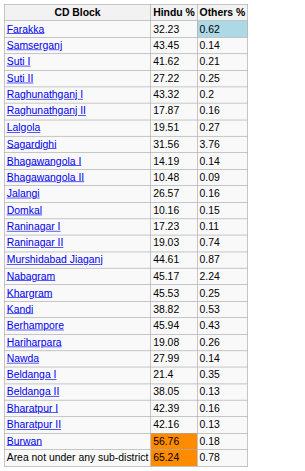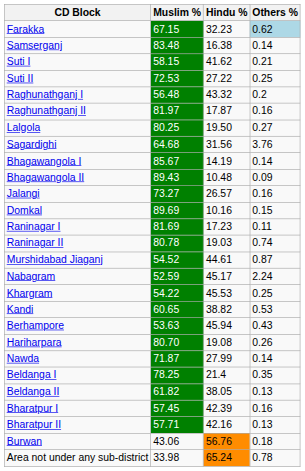+ column: (177, 12)
(166, 45) 43.45 -> (219, 45) 16.38
(166, 128) 19.51 -> (219, 128) 19.50
